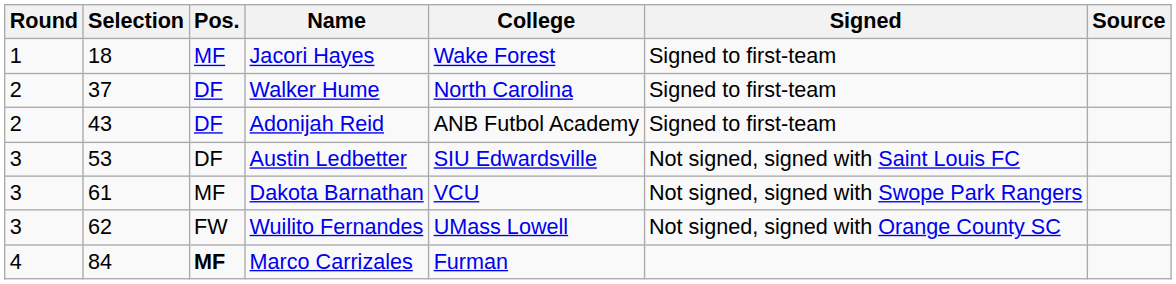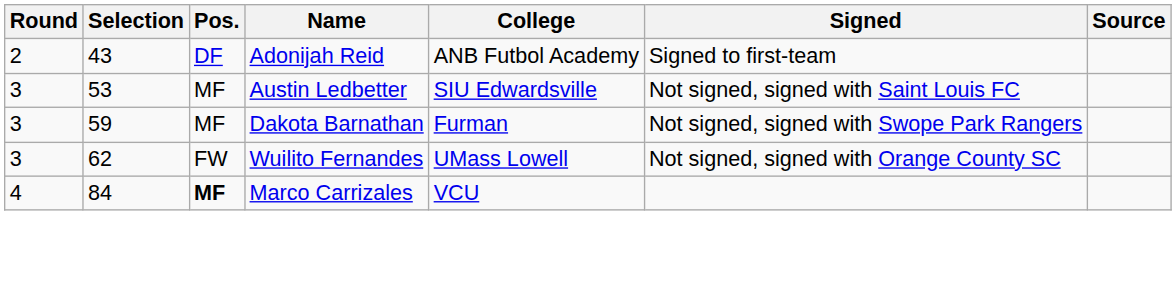- row: (312, 55)
- row: (315, 90)
(208, 158) DF -> (210, 90) MF
(100, 192) 61 -> (100, 124) 59
(456, 192) VCU -> (471, 124) Furman
(471, 261) Furman -> (456, 192) VCU
